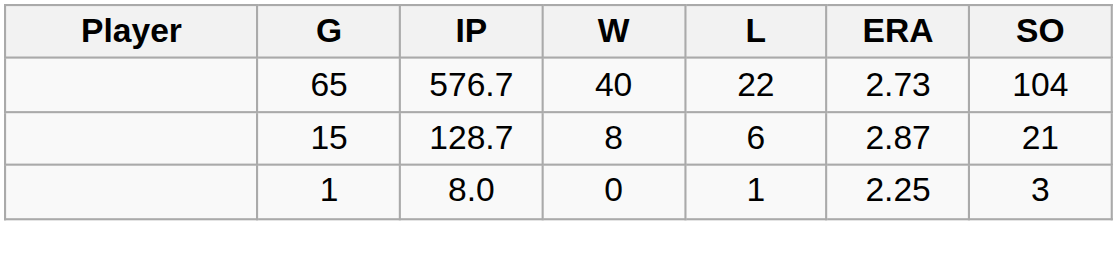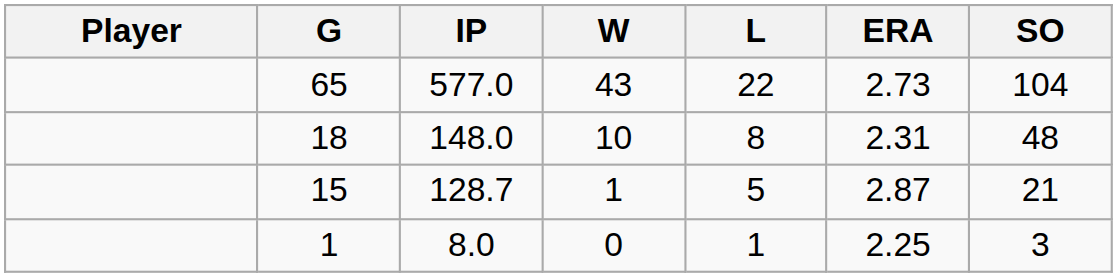(471, 84) 576.7 -> (471, 84) 577.0
(614, 84) 40 -> (614, 84) 43
+ row: (329, 137)
(614, 137) 8 -> (614, 191) 1
(756, 137) 6 -> (756, 191) 5
